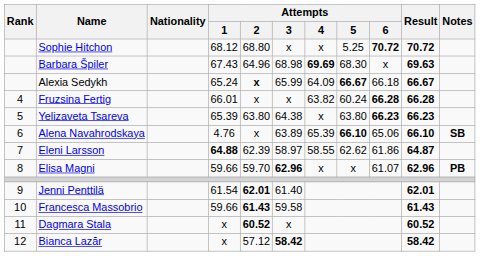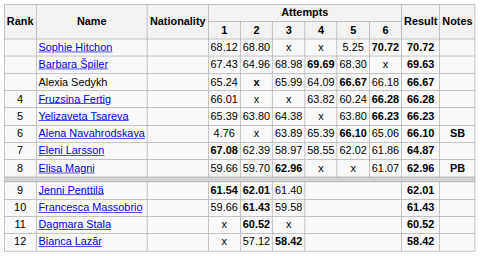(224, 151) 64.88 -> (224, 151) 67.08
(353, 151) 62.62 -> (353, 151) 62.02
(224, 190) normal -> (224, 190) bold
